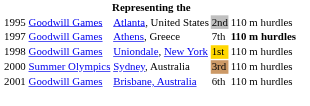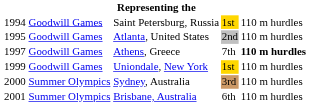+ row: (166, 22)
(15, 52) 1998 -> (15, 67) 1999
(66, 82) Goodwill Games -> (69, 97) Summer Olympics
